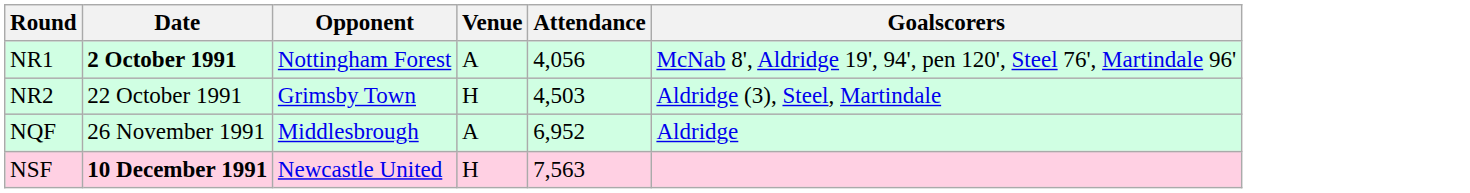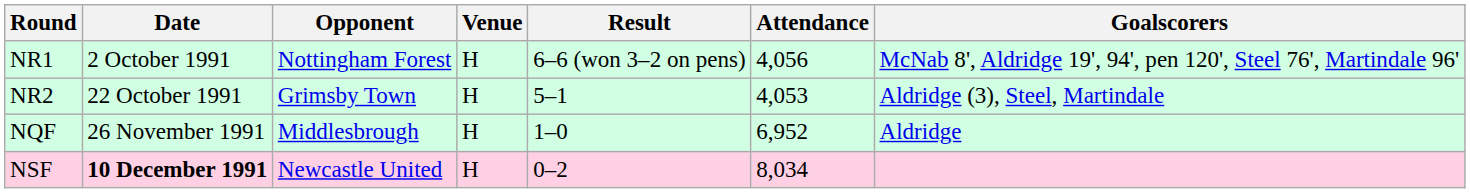+ column: (639, 22)
(162, 59) bold -> (159, 59) normal
(470, 59) A -> (470, 59) H
(559, 95) 4,503 -> (782, 95) 4,053
(470, 132) A -> (470, 132) H
(559, 168) 7,563 -> (782, 168) 8,034
